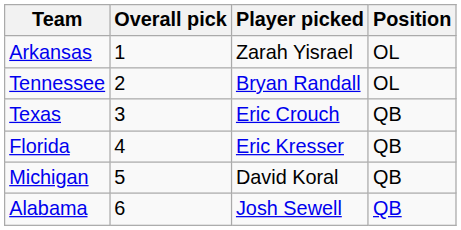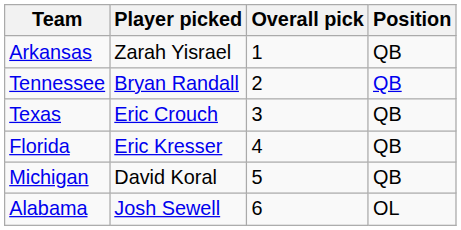columns swapped: (300, 20) <-> (171, 20)
(386, 51) OL -> (387, 51) QB
(386, 83) OL -> (387, 83) QB
(387, 209) QB -> (386, 209) OL
